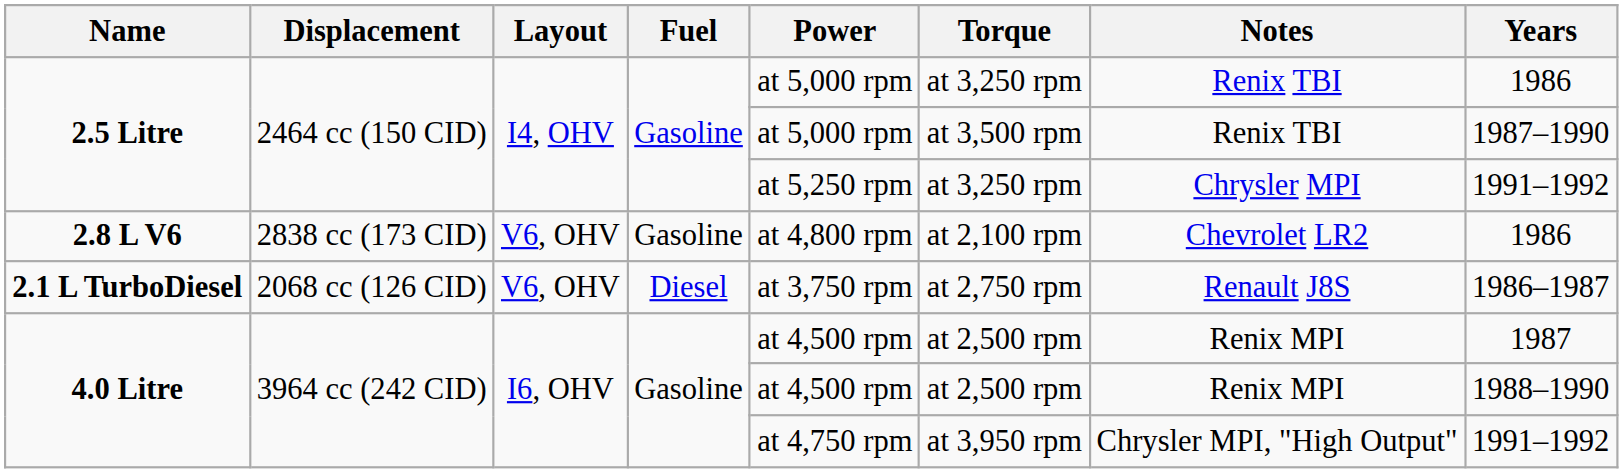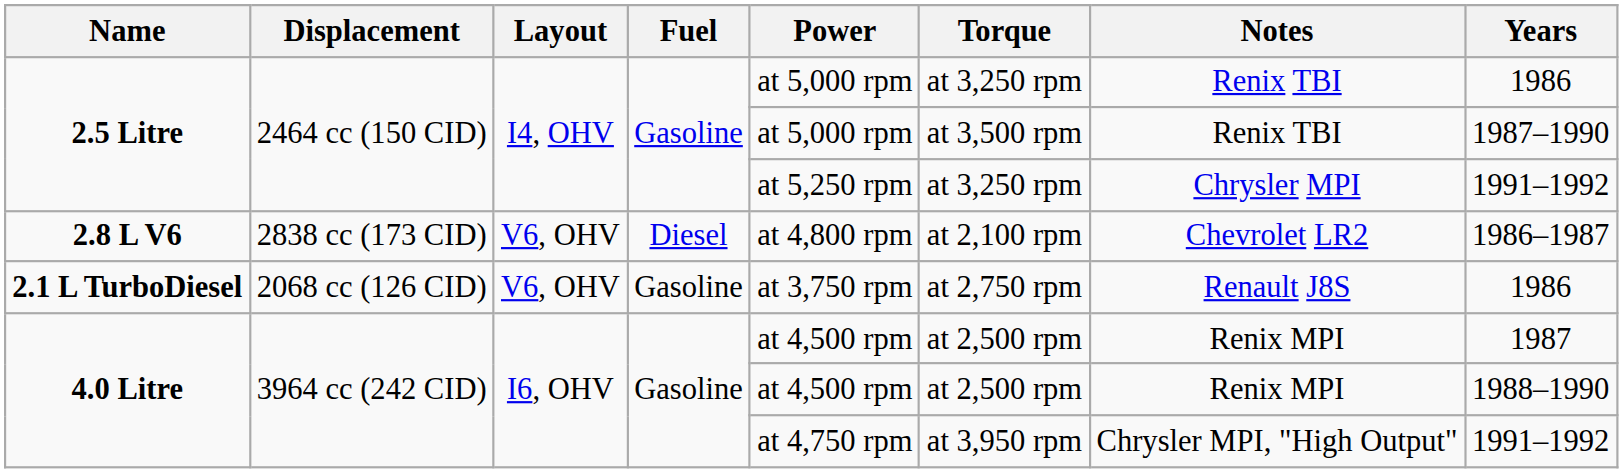(689, 235) Gasoline -> (688, 235) Diesel
(1541, 235) 1986 -> (1541, 235) 1986–1987
(688, 286) Diesel -> (689, 286) Gasoline
(1541, 286) 1986–1987 -> (1541, 286) 1986
